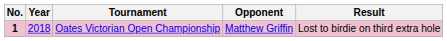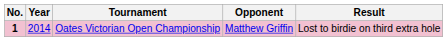(39, 29) 2018 -> (39, 29) 2014
